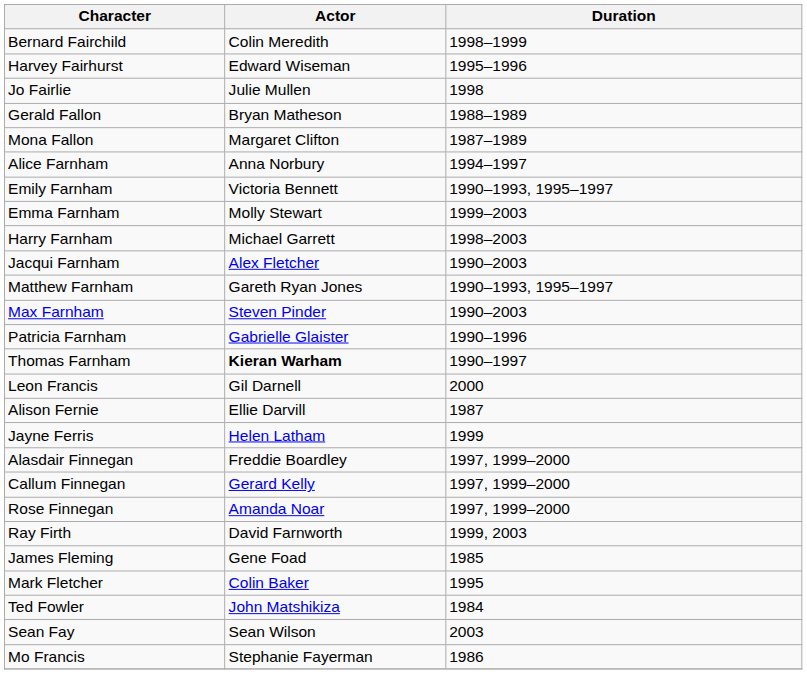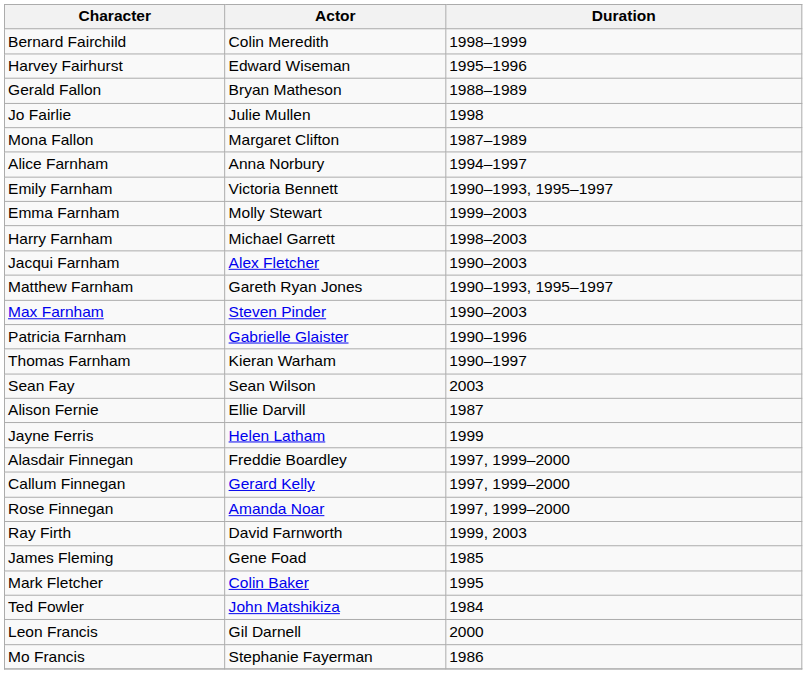rows swapped: (40, 90) <-> (55, 115)
(285, 361) bold -> (282, 361) normal
rows swapped: (41, 632) <-> (53, 386)
